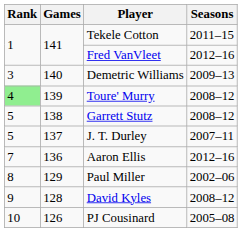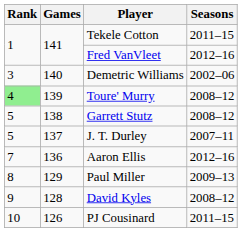(212, 75) 2009–13 -> (212, 75) 2002–06
(212, 177) 2002–06 -> (212, 177) 2009–13
(212, 217) 2005–08 -> (212, 217) 2011–15
